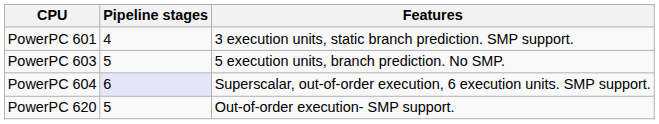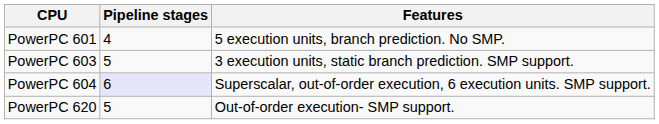(394, 38) 3 execution units, static branch prediction. SMP support. -> (360, 38) 5 execution units, branch prediction. No SMP.
(360, 61) 5 execution units, branch prediction. No SMP. -> (394, 61) 3 execution units, static branch prediction. SMP support.
